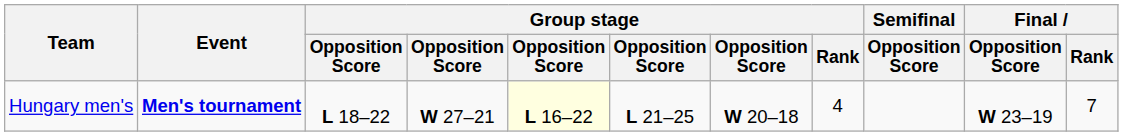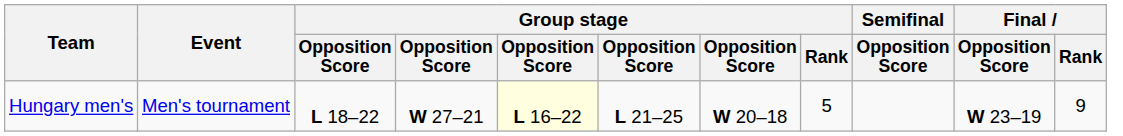(222, 106) bold -> (216, 106) normal
(838, 106) 4 -> (827, 106) 5
(1092, 106) 7 -> (1081, 106) 9
